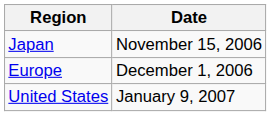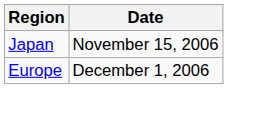- row: (58, 96)
